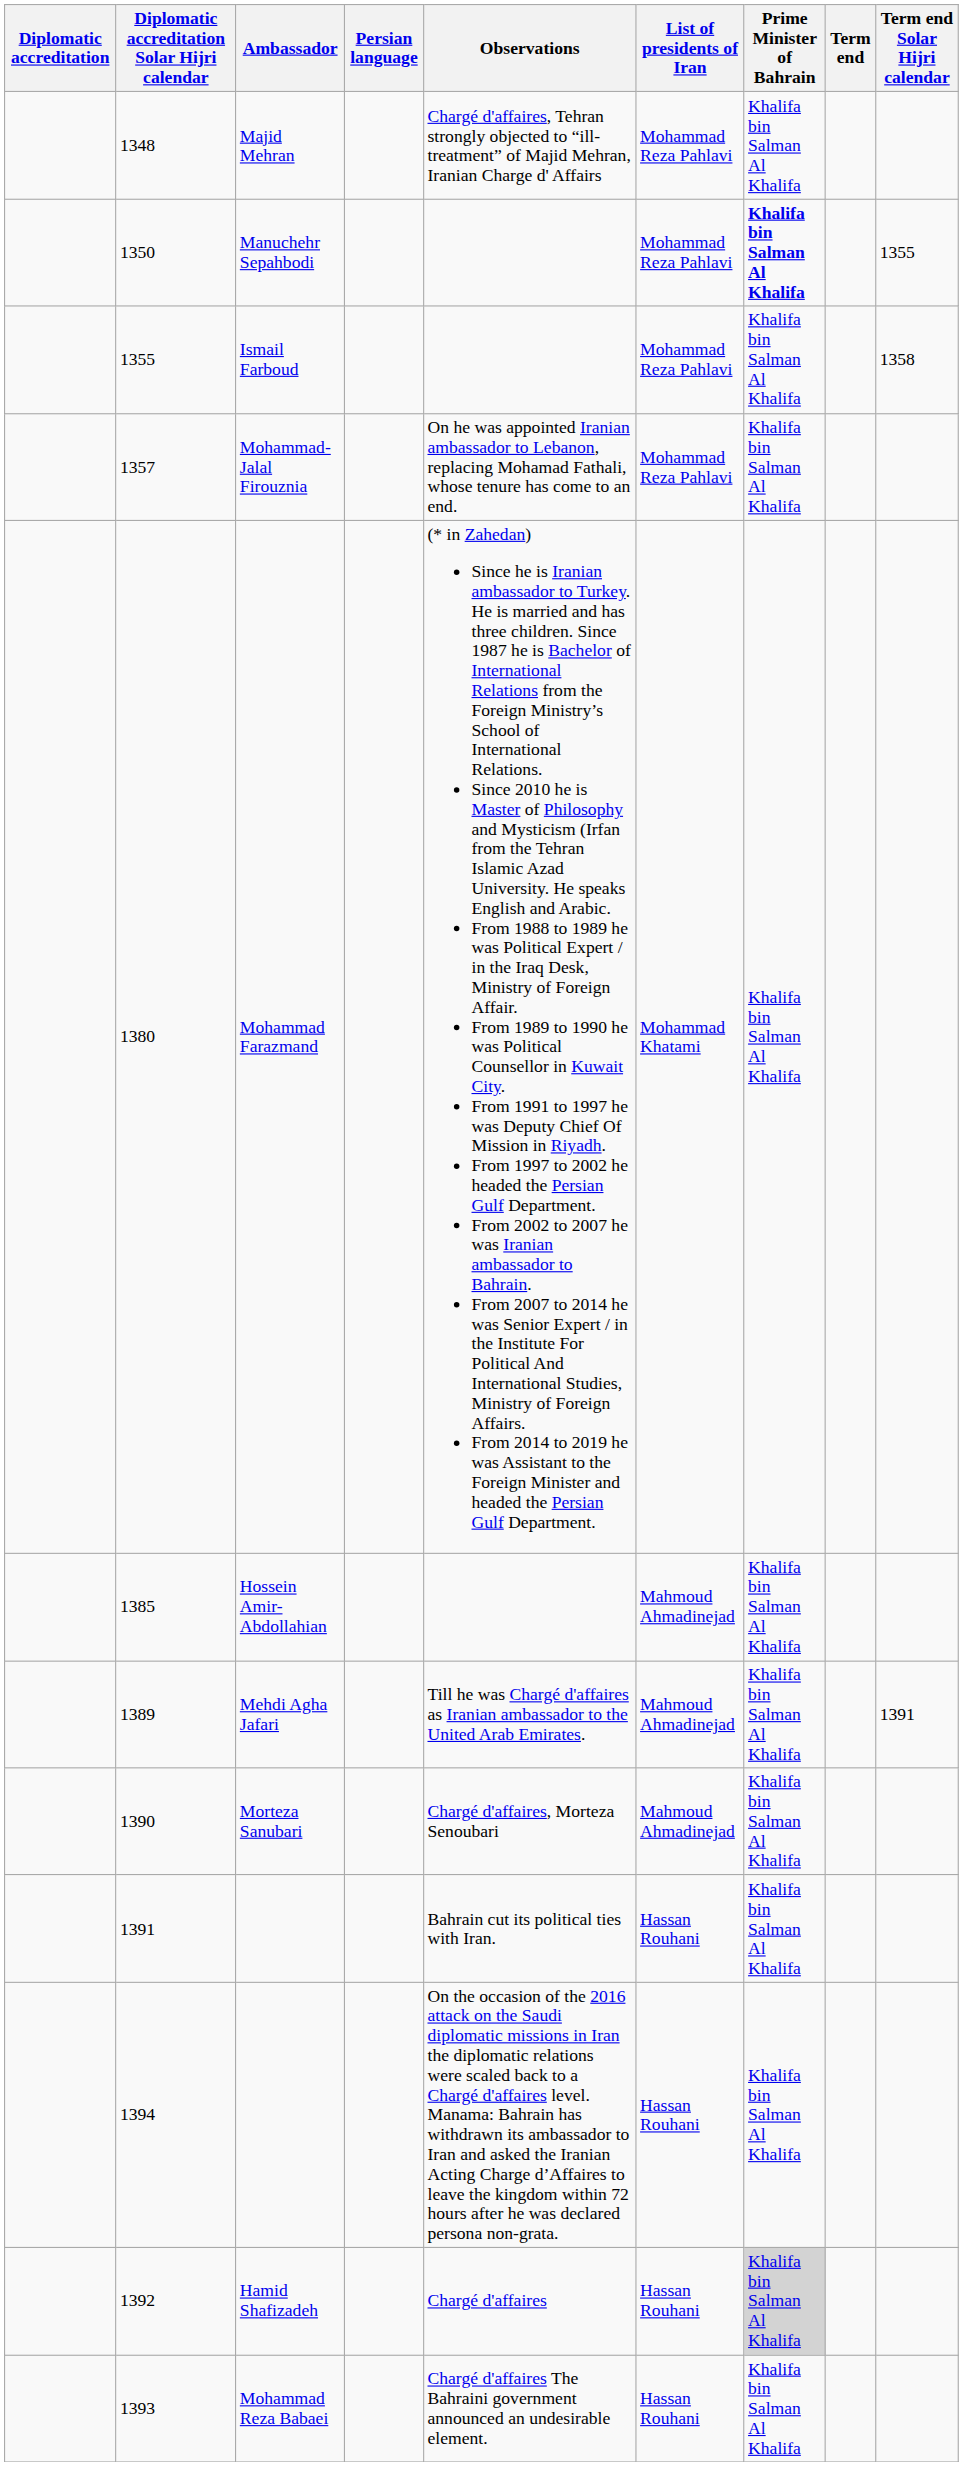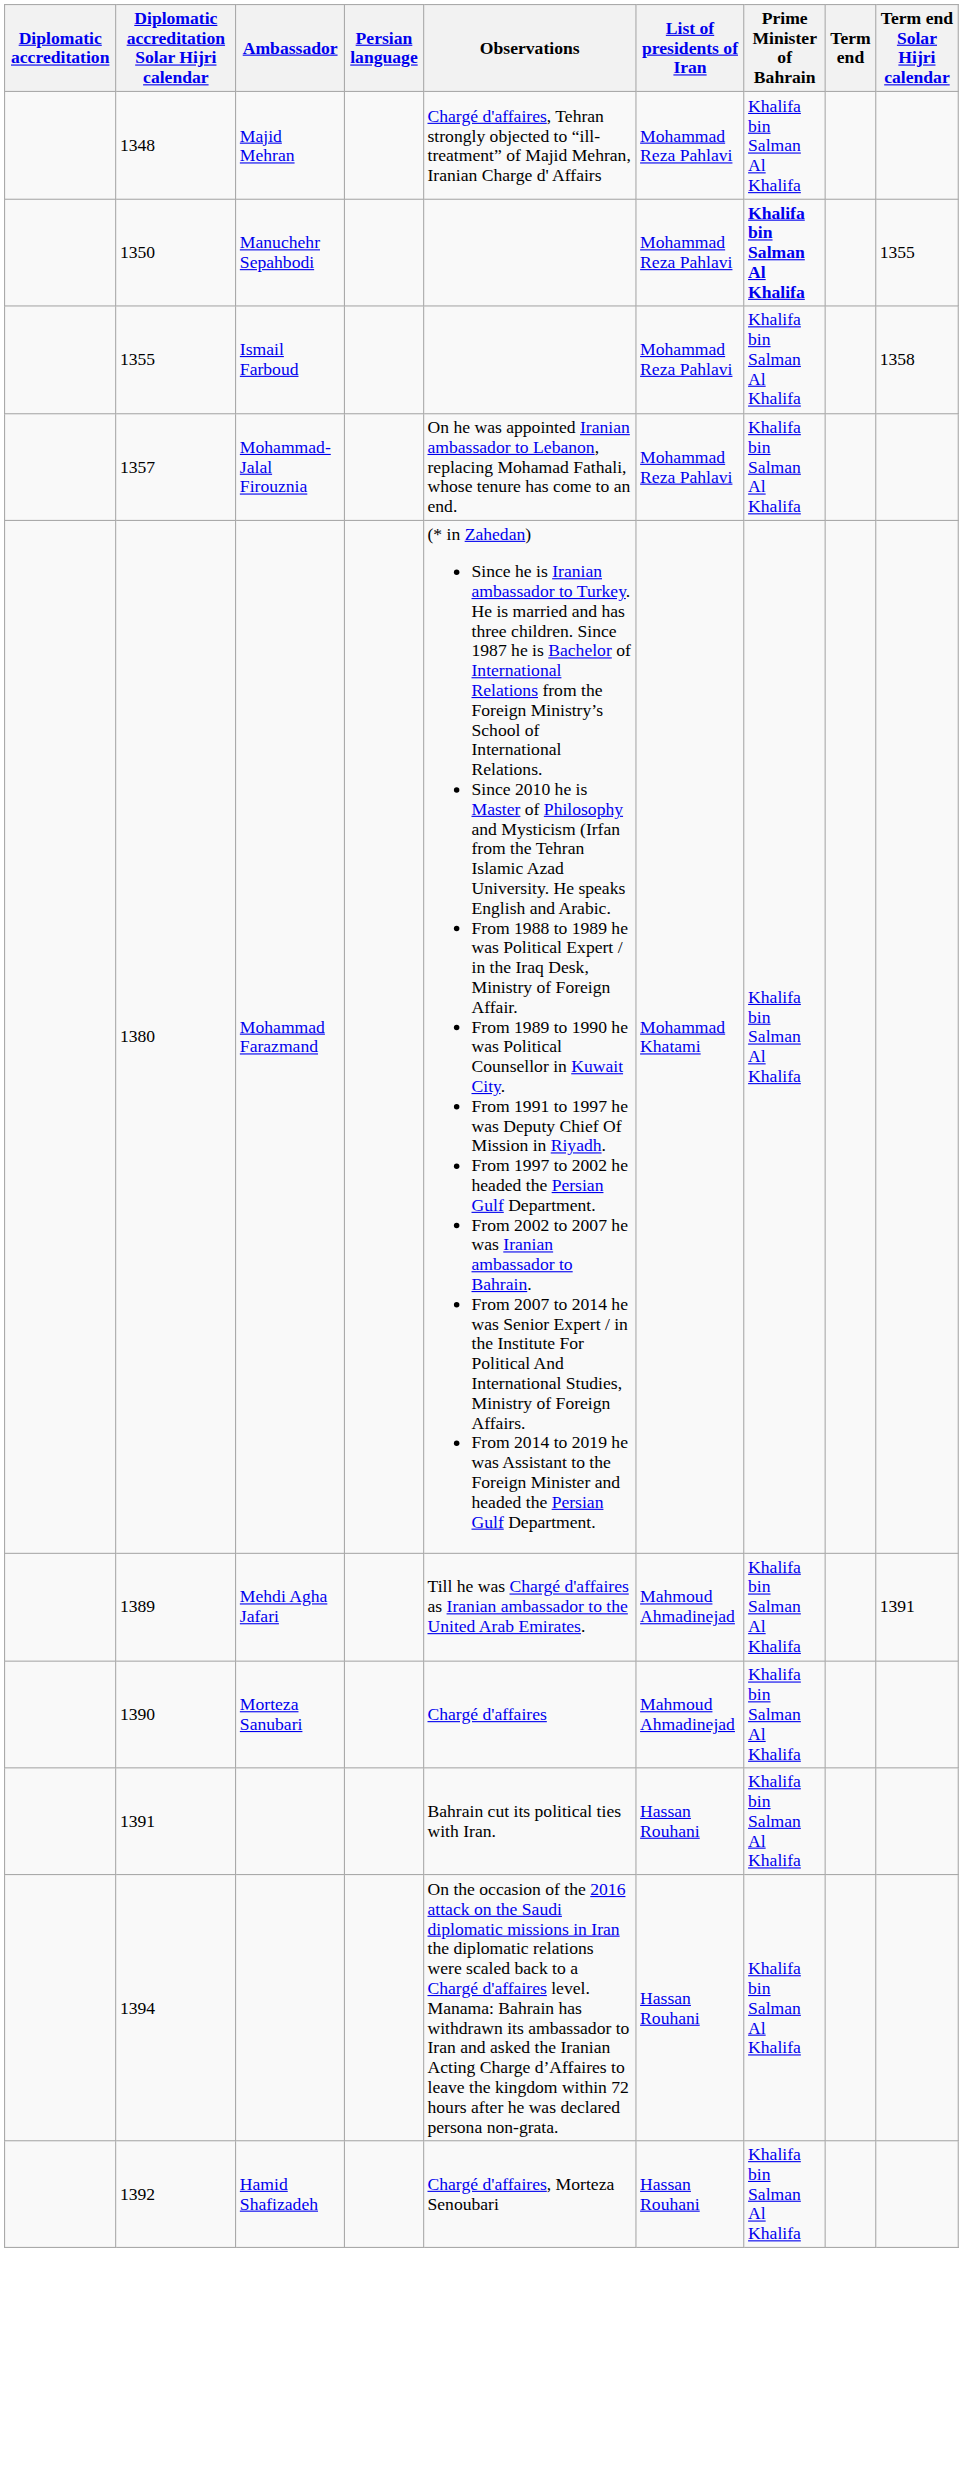- row: (138, 1607)
(521, 1821) Chargé d'affaires, Morteza Senoubari -> (487, 1714) Chargé d'affaires
(487, 2301) Chargé d'affaires -> (521, 2193) Chargé d'affaires, Morteza Senoubari
(774, 2301) lightgrey background -> (774, 2193) no background
- row: (138, 2408)
